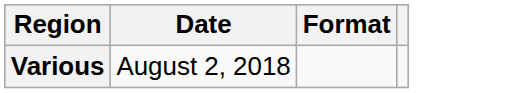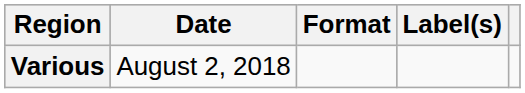+ column: (452, 25)
